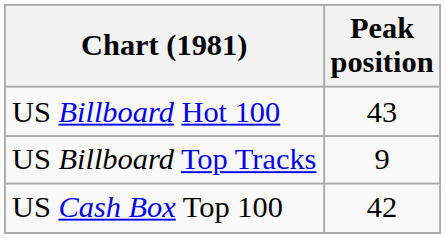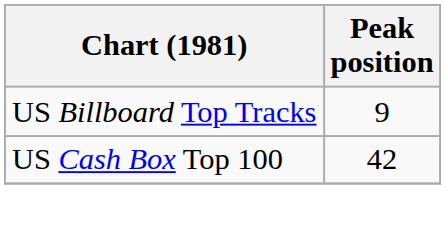- row: (146, 111)
